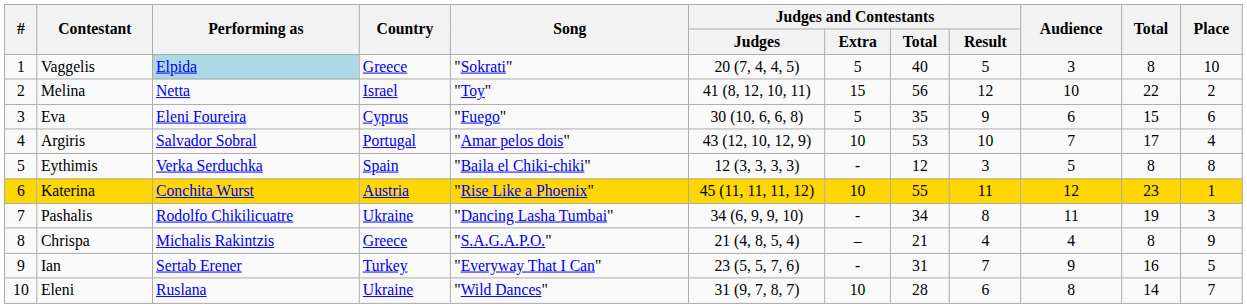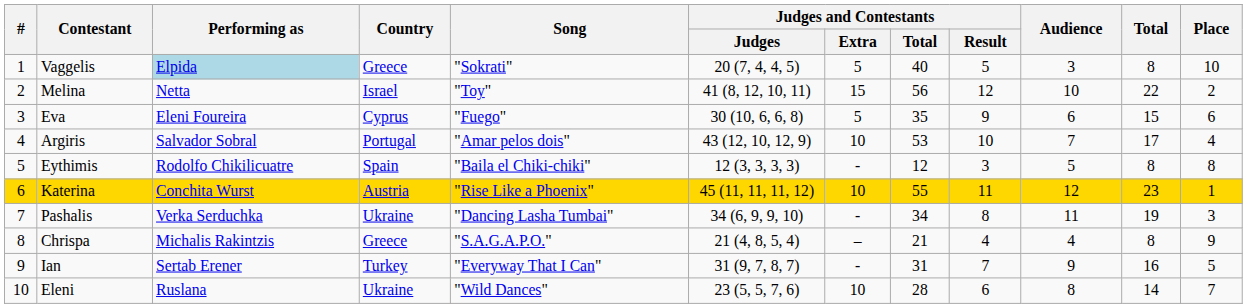(209, 166) Verka Serduchka -> (225, 166) Rodolfo Chikilicuatre
(225, 215) Rodolfo Chikilicuatre -> (209, 215) Verka Serduchka
(757, 265) 23 (5, 5, 7, 6) -> (757, 265) 31 (9, 7, 8, 7)
(757, 290) 31 (9, 7, 8, 7) -> (757, 290) 23 (5, 5, 7, 6)
